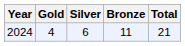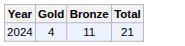- column: (85, 14)
